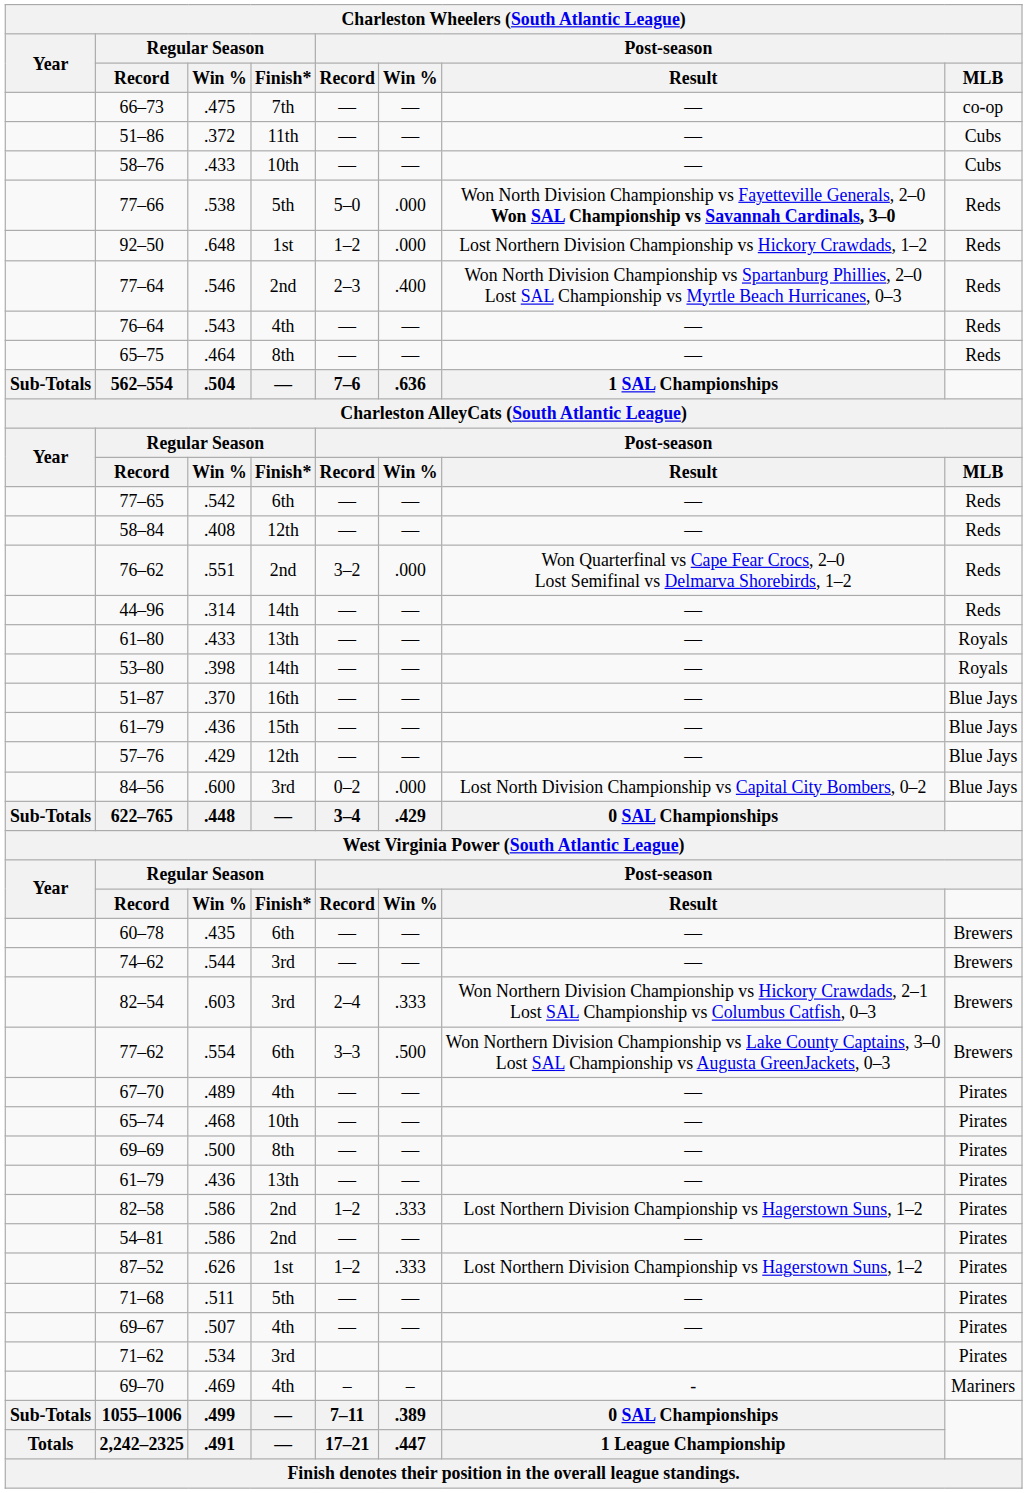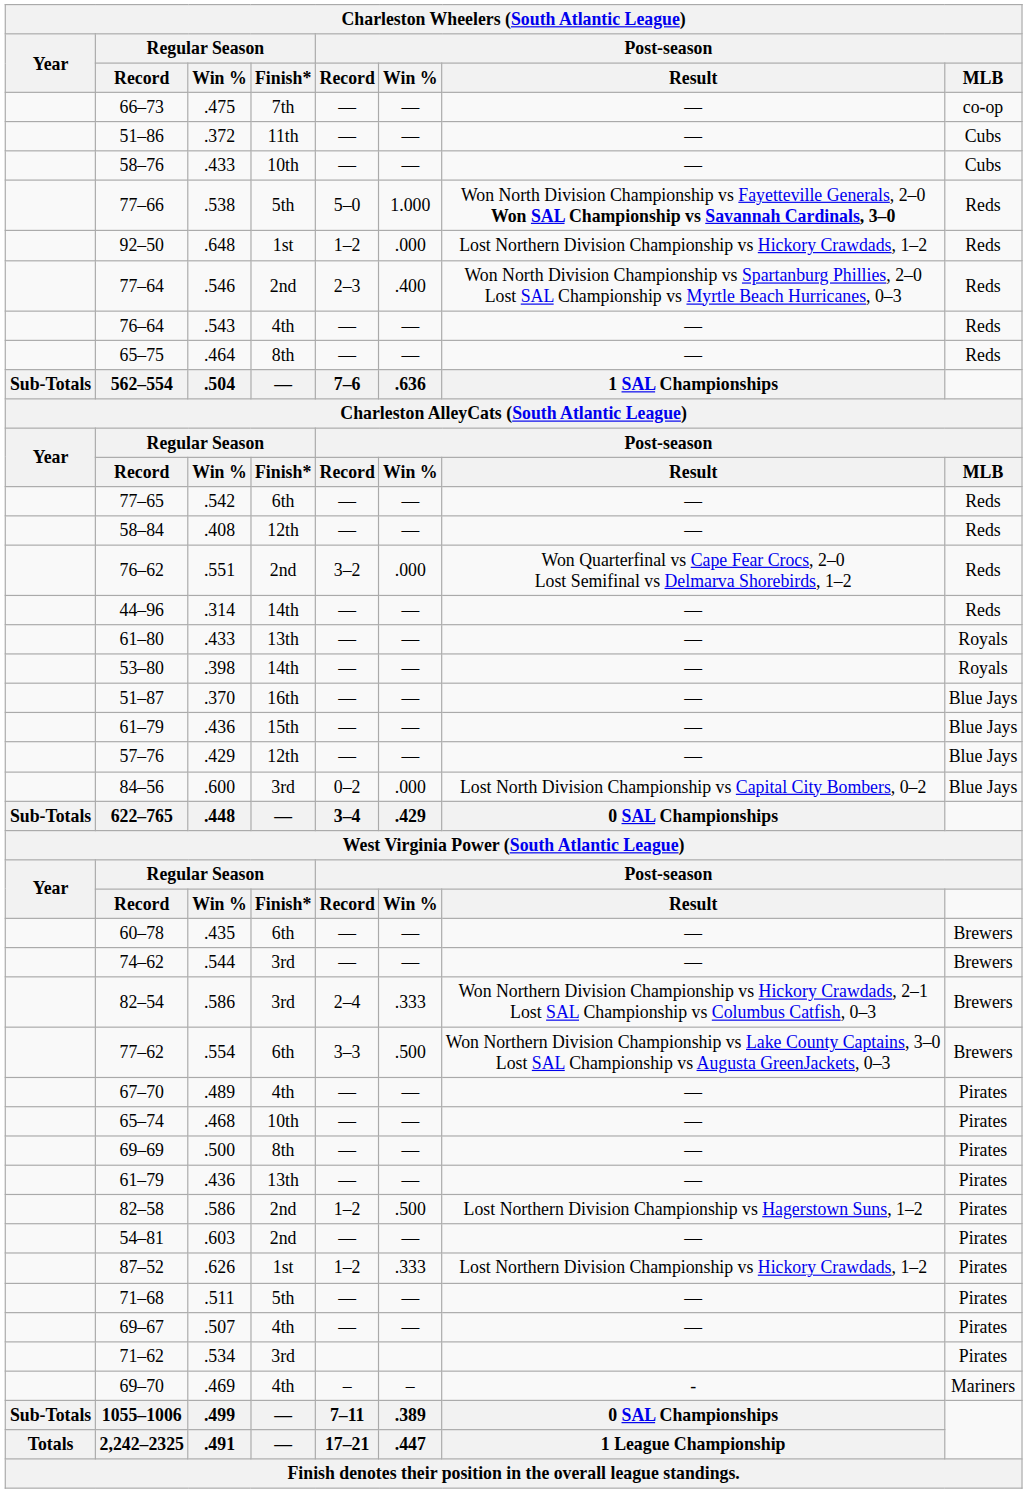(410, 205) .000 -> (410, 205) 1.000
(219, 1002) .603 -> (219, 1002) .586
(410, 1209) .333 -> (410, 1209) .500
(219, 1238) .586 -> (219, 1238) .603
(693, 1268) Lost Northern Division Championship vs Hagerstown Suns, 1–2 -> (693, 1268) Lost Northern Division Championship vs Hickory Crawdads, 1–2
